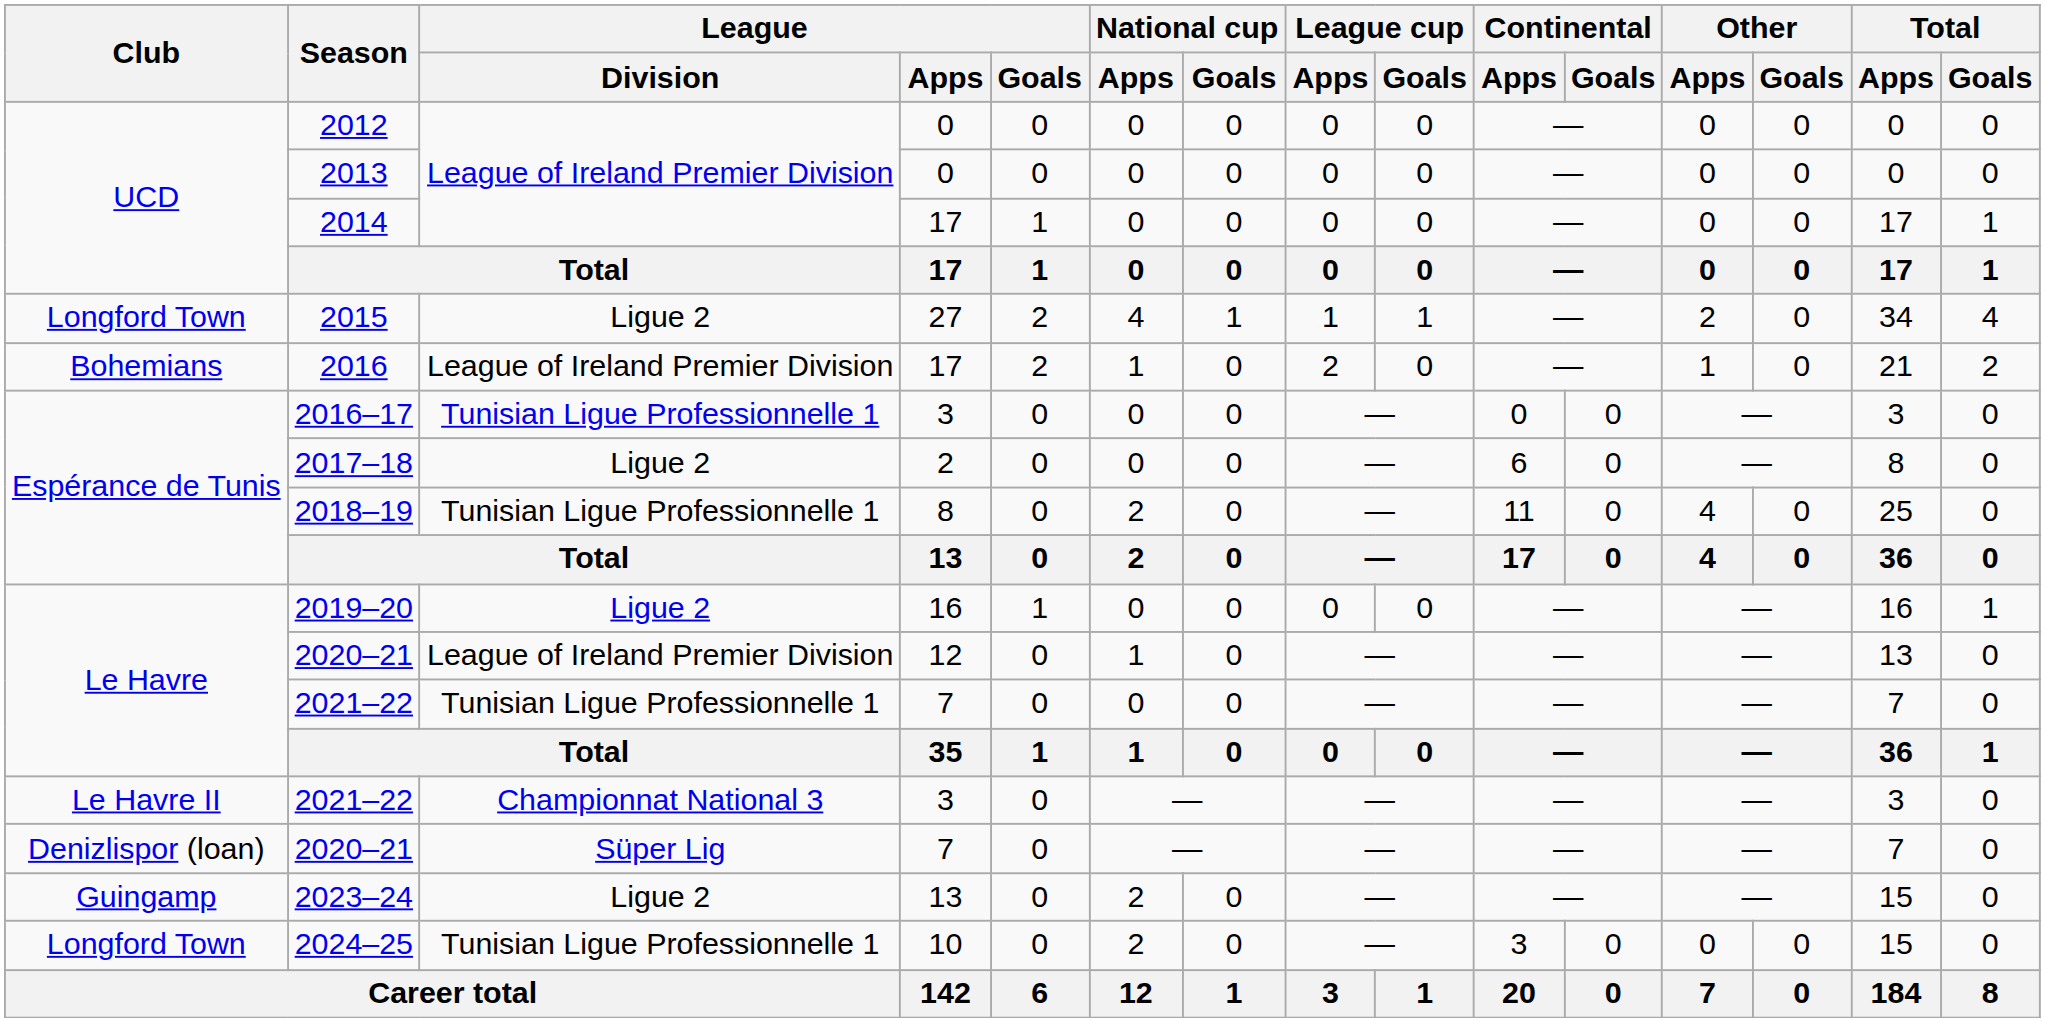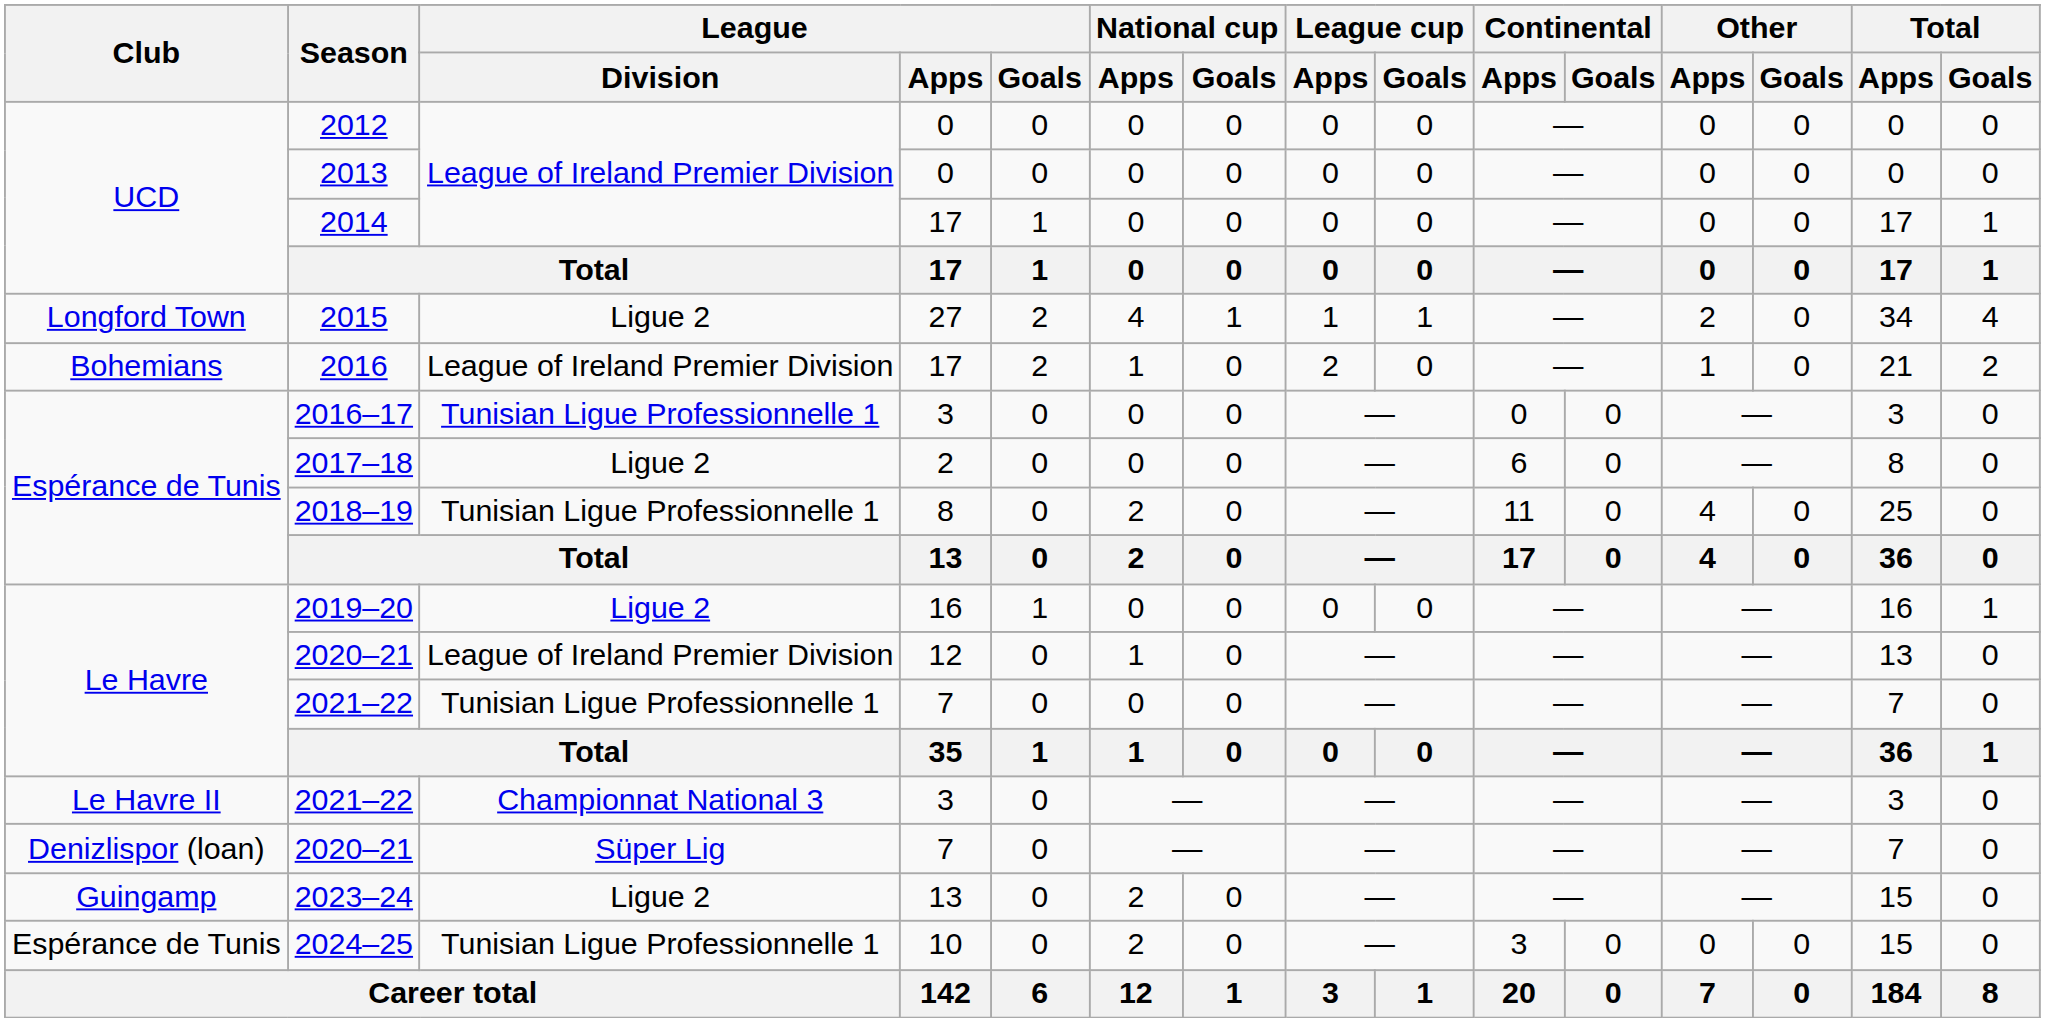(146, 944) Longford Town -> (146, 944) Espérance de Tunis
